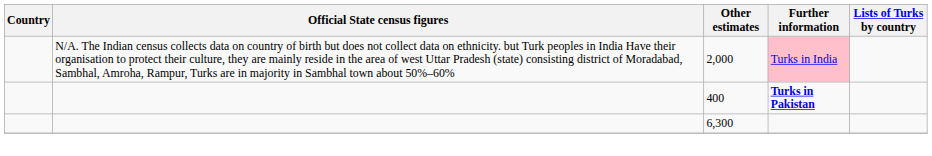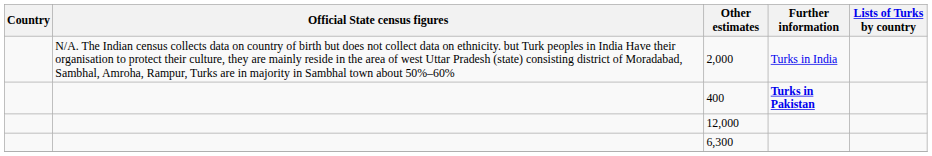(804, 59) pink background -> (804, 59) no background
+ row: (723, 123)
